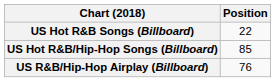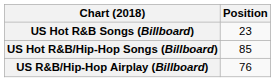(245, 31) 22 -> (245, 31) 23
